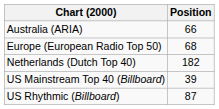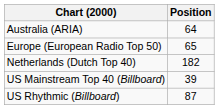(191, 29) 66 -> (191, 29) 64
(191, 46) 68 -> (191, 46) 65
